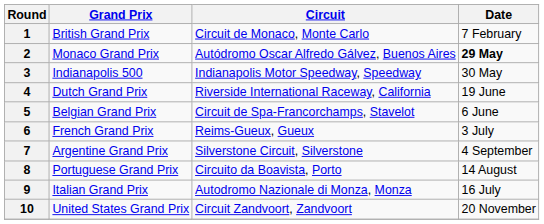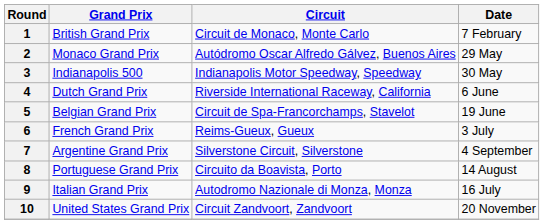(482, 53) bold -> (482, 53) normal
(484, 92) 19 June -> (480, 92) 6 June
(480, 111) 6 June -> (484, 111) 19 June
